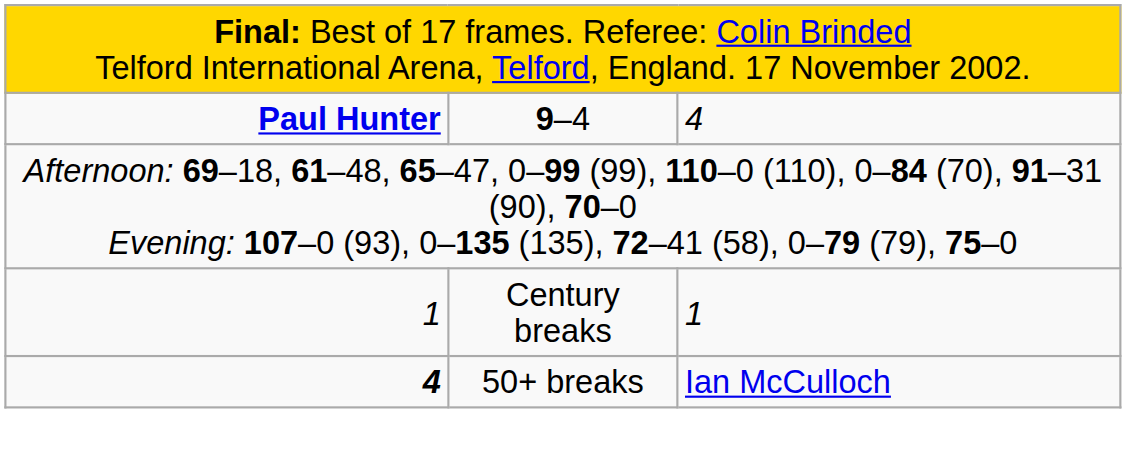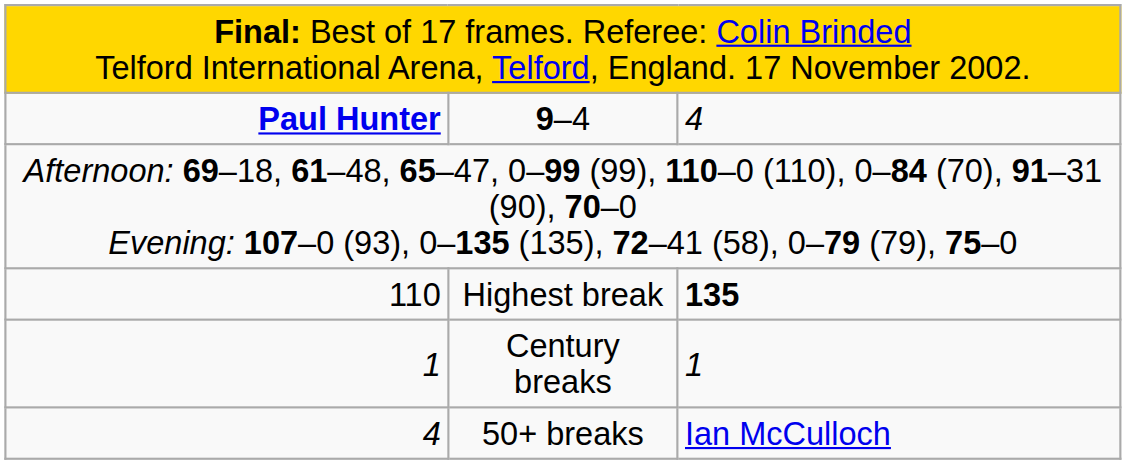+ row: (563, 295)
(432, 382) bold -> (432, 434) normal
